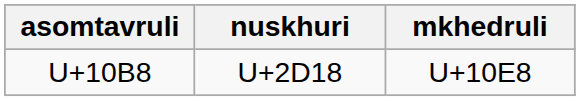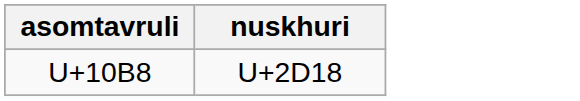- column: (480, 26)
